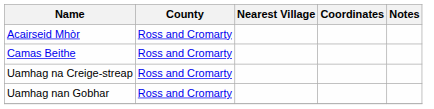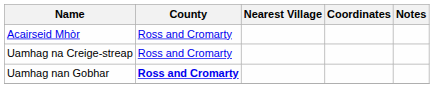- row: (41, 54)
(185, 93) normal -> (188, 73) bold
